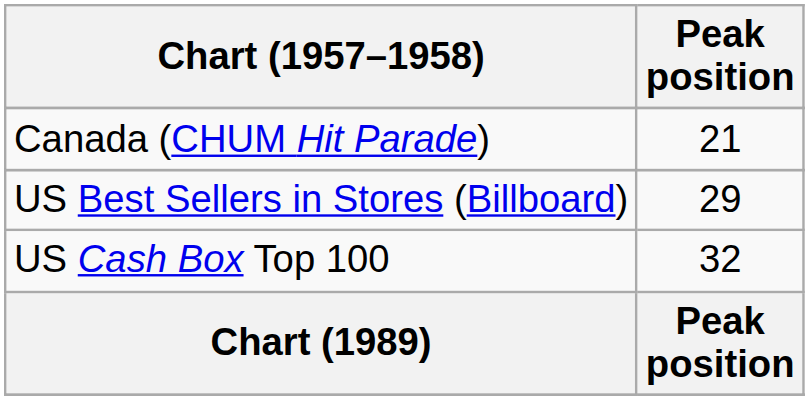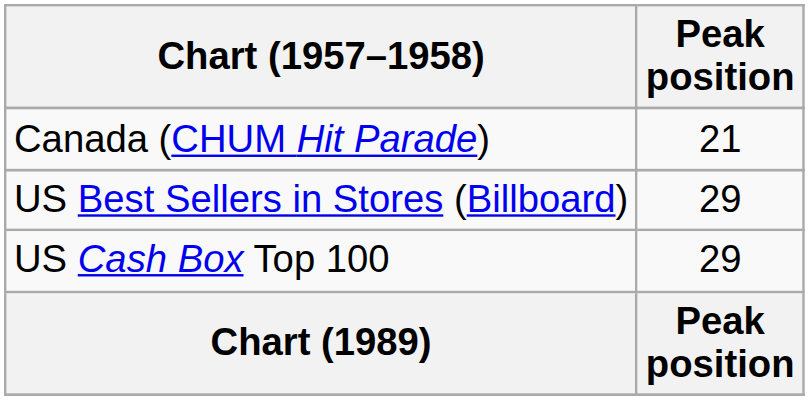(720, 259) 32 -> (720, 259) 29
